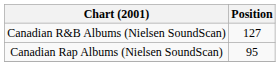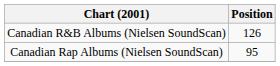(252, 33) 127 -> (252, 33) 126
